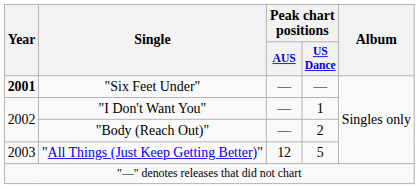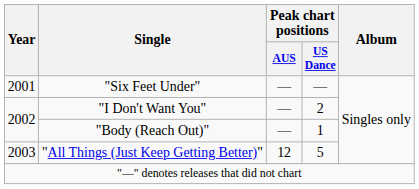(22, 86) bold -> (22, 86) normal
(320, 108) 1 -> (320, 108) 2
(320, 130) 2 -> (320, 130) 1
